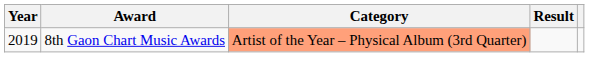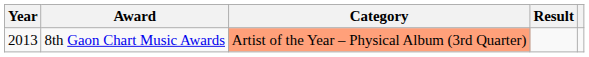(23, 39) 2019 -> (23, 39) 2013
